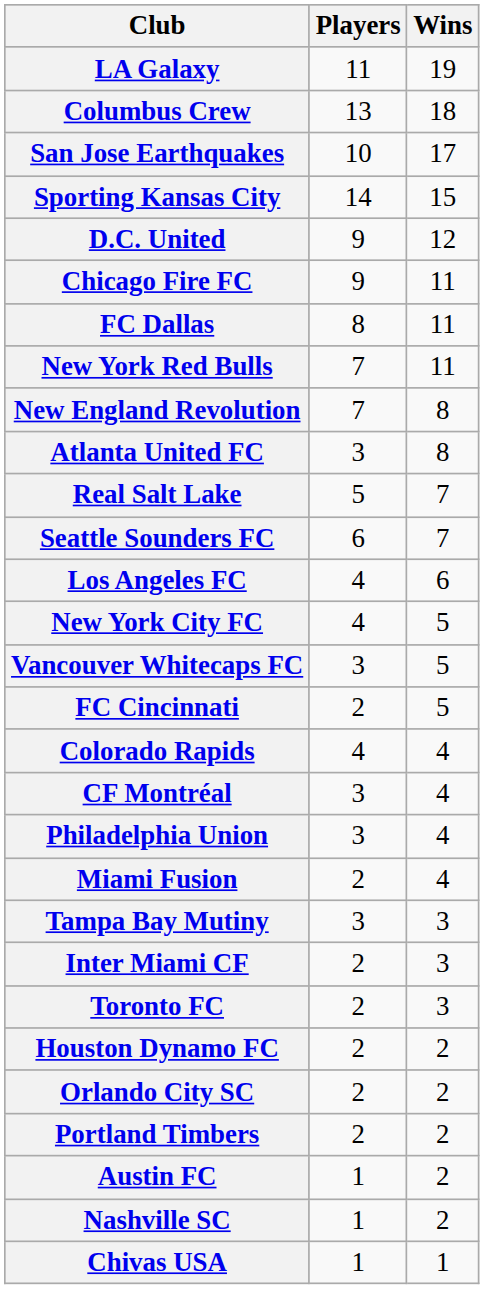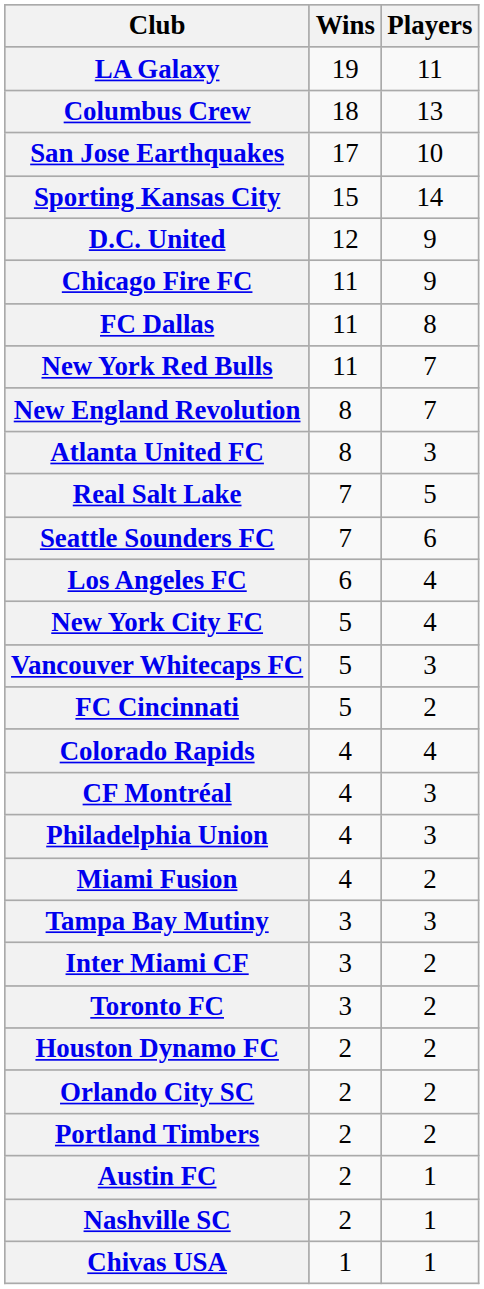columns swapped: (358, 25) <-> (443, 25)
